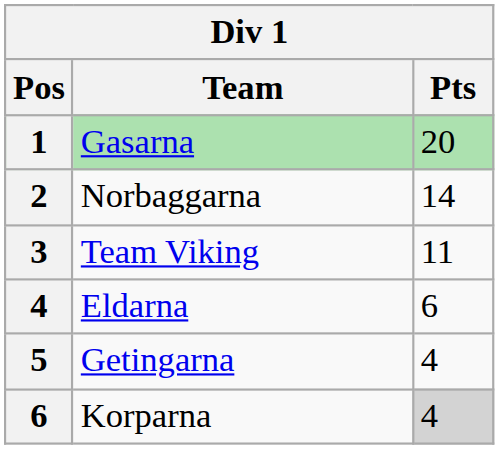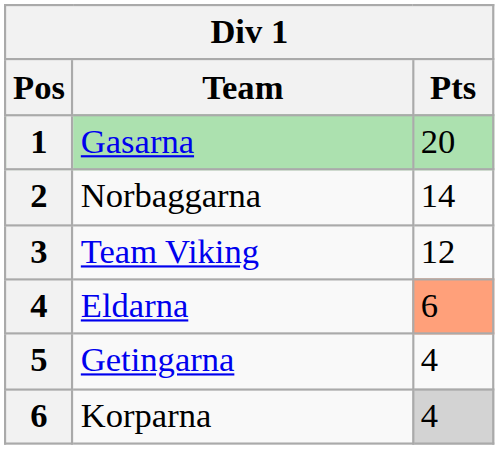(437, 251) 11 -> (438, 251) 12
(429, 305) no background -> (429, 305) lightsalmon background
